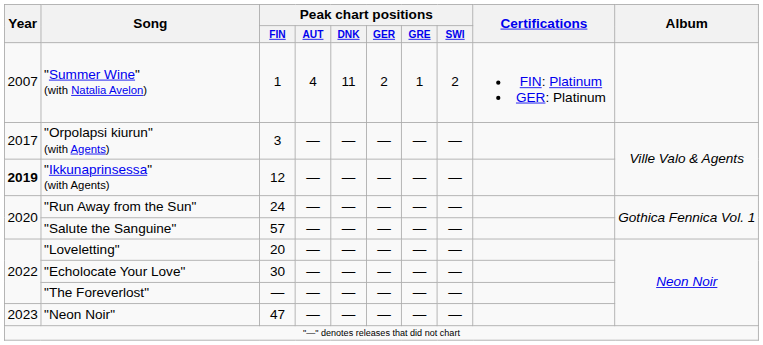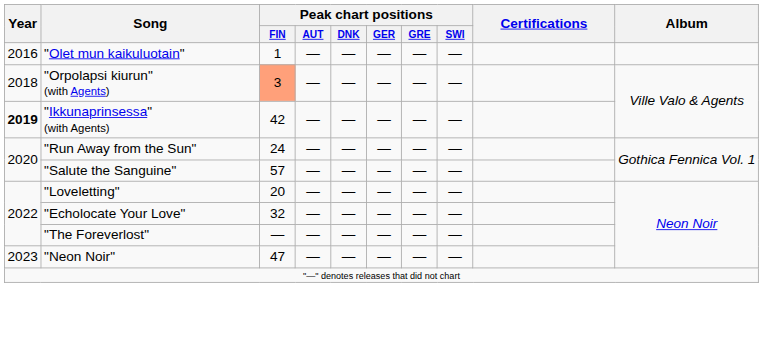- row: (96, 82)
+ row: (114, 53)
(23, 140) 2017 -> (23, 82) 2018
(277, 140) no background -> (277, 82) lightsalmon background
(277, 177) 12 -> (277, 119) 42
(277, 271) 30 -> (277, 213) 32
